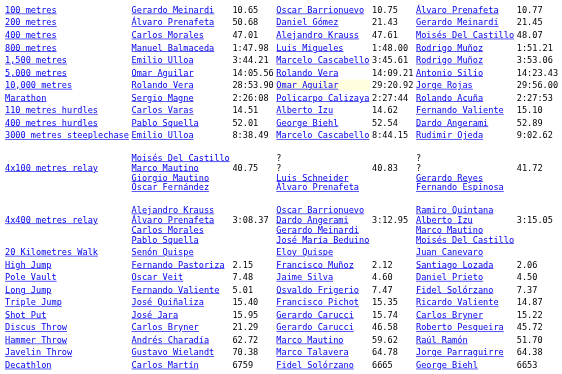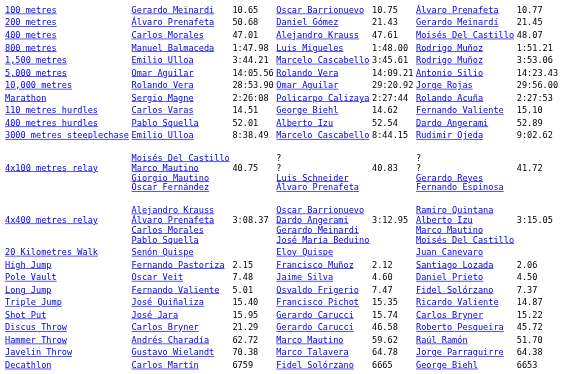(307, 85) lightyellow background -> (307, 85) no background
(305, 110) Alberto Izu -> (307, 110) George Biehl
(307, 123) George Biehl -> (305, 123) Alberto Izu
